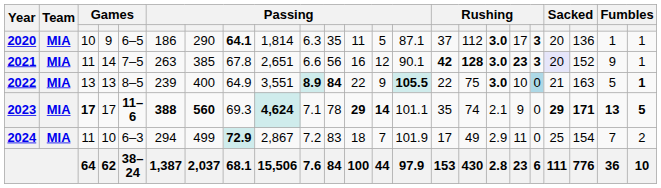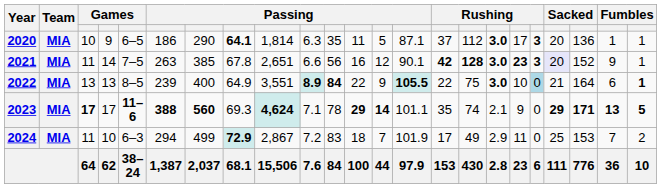(584, 82) 163 -> (584, 82) 164
(612, 82) 5 -> (612, 82) 6
(584, 138) 154 -> (584, 138) 153
